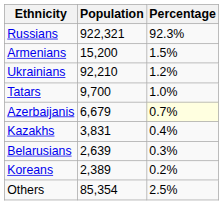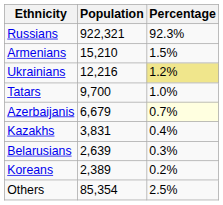(99, 53) 15,200 -> (99, 53) 15,210
(99, 72) 92,210 -> (99, 72) 12,216
(163, 72) no background -> (163, 72) khaki background
